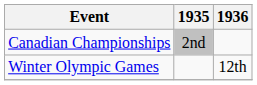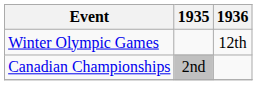rows swapped: (83, 67) <-> (89, 42)
